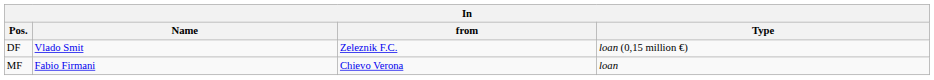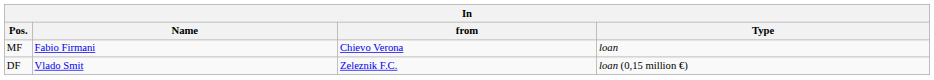rows swapped: (14, 48) <-> (15, 66)
